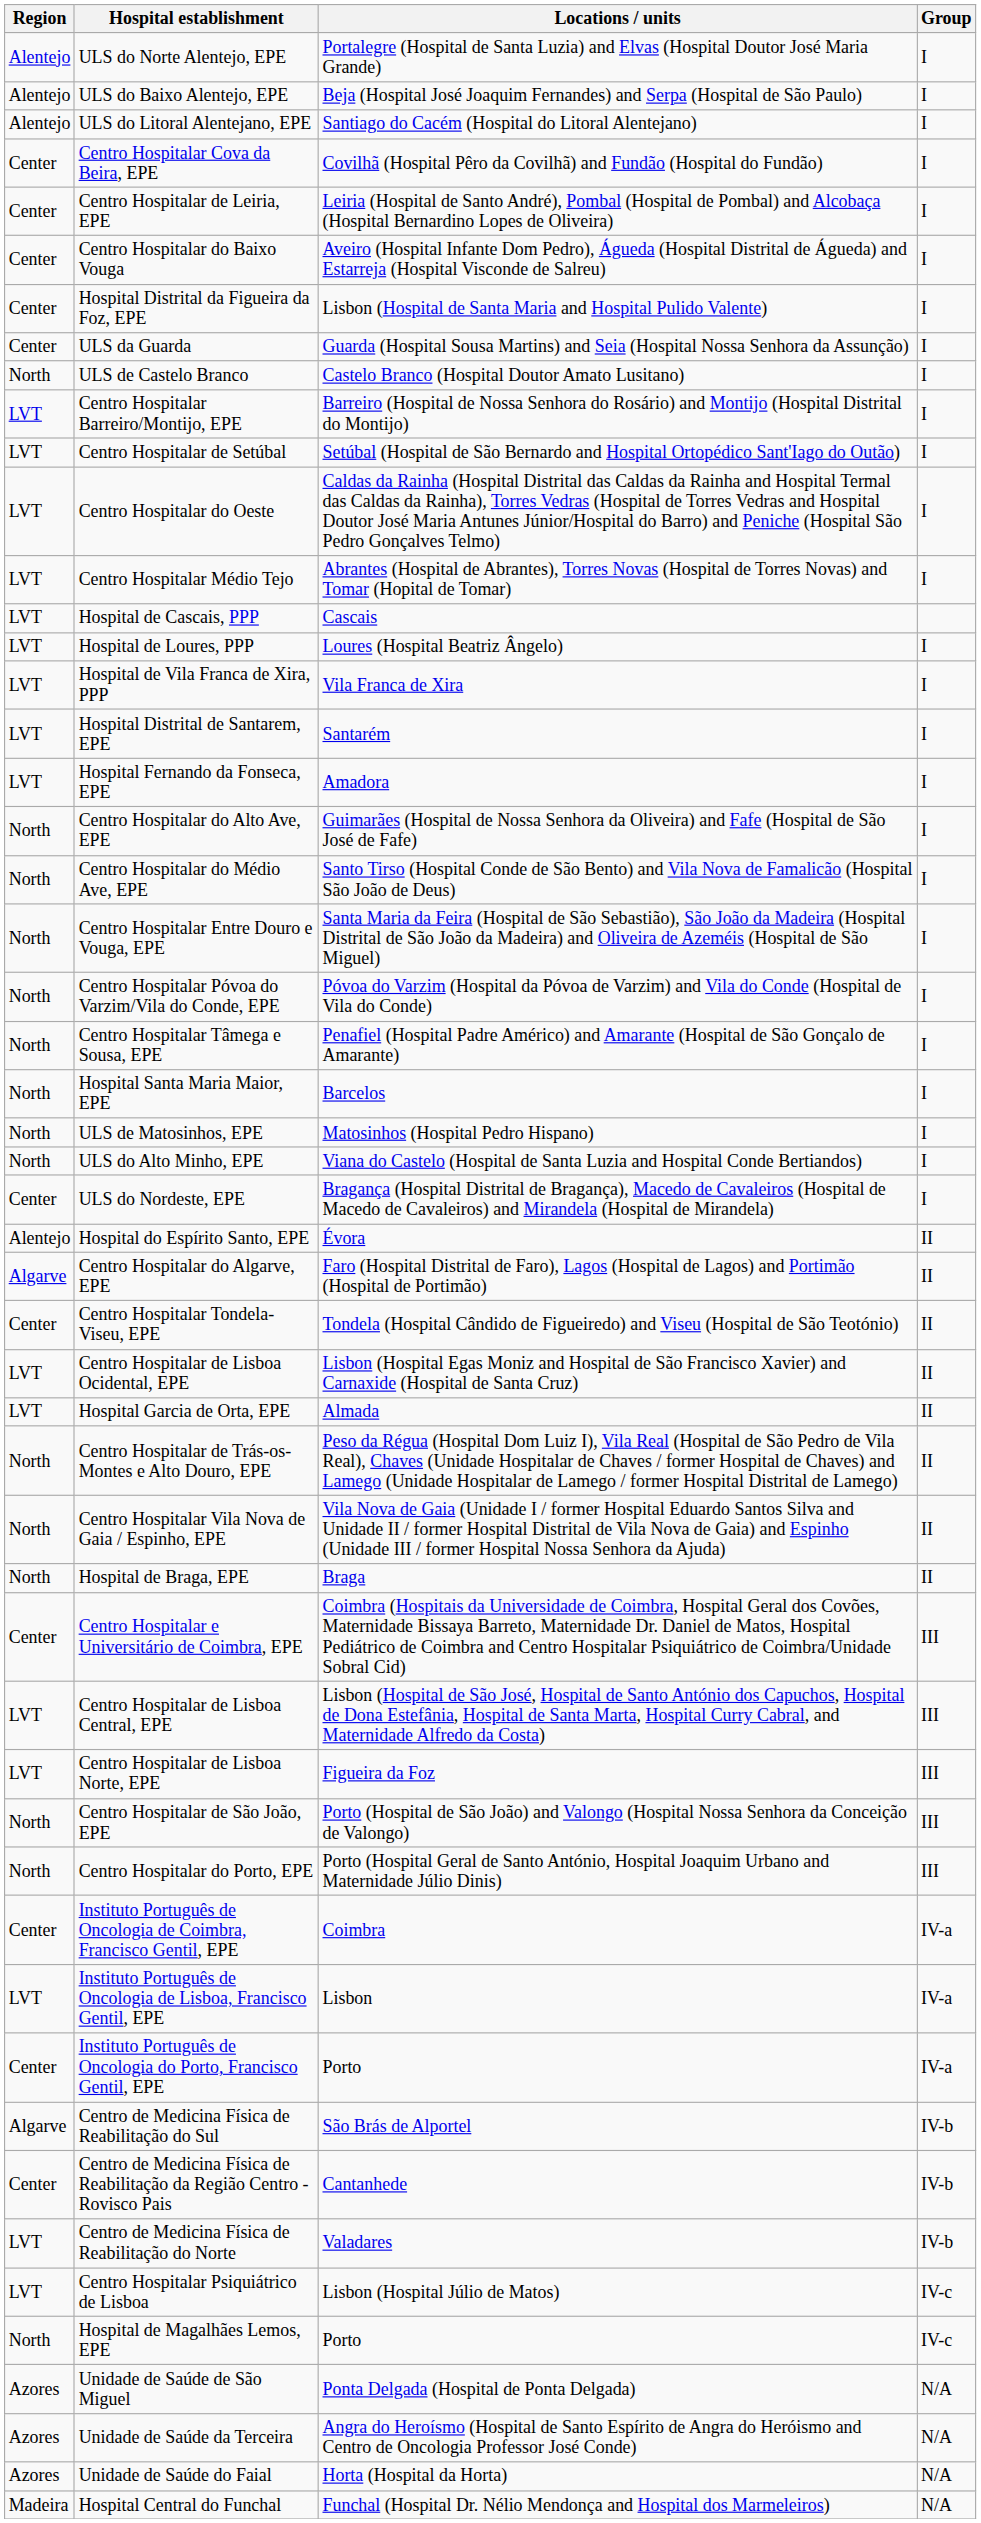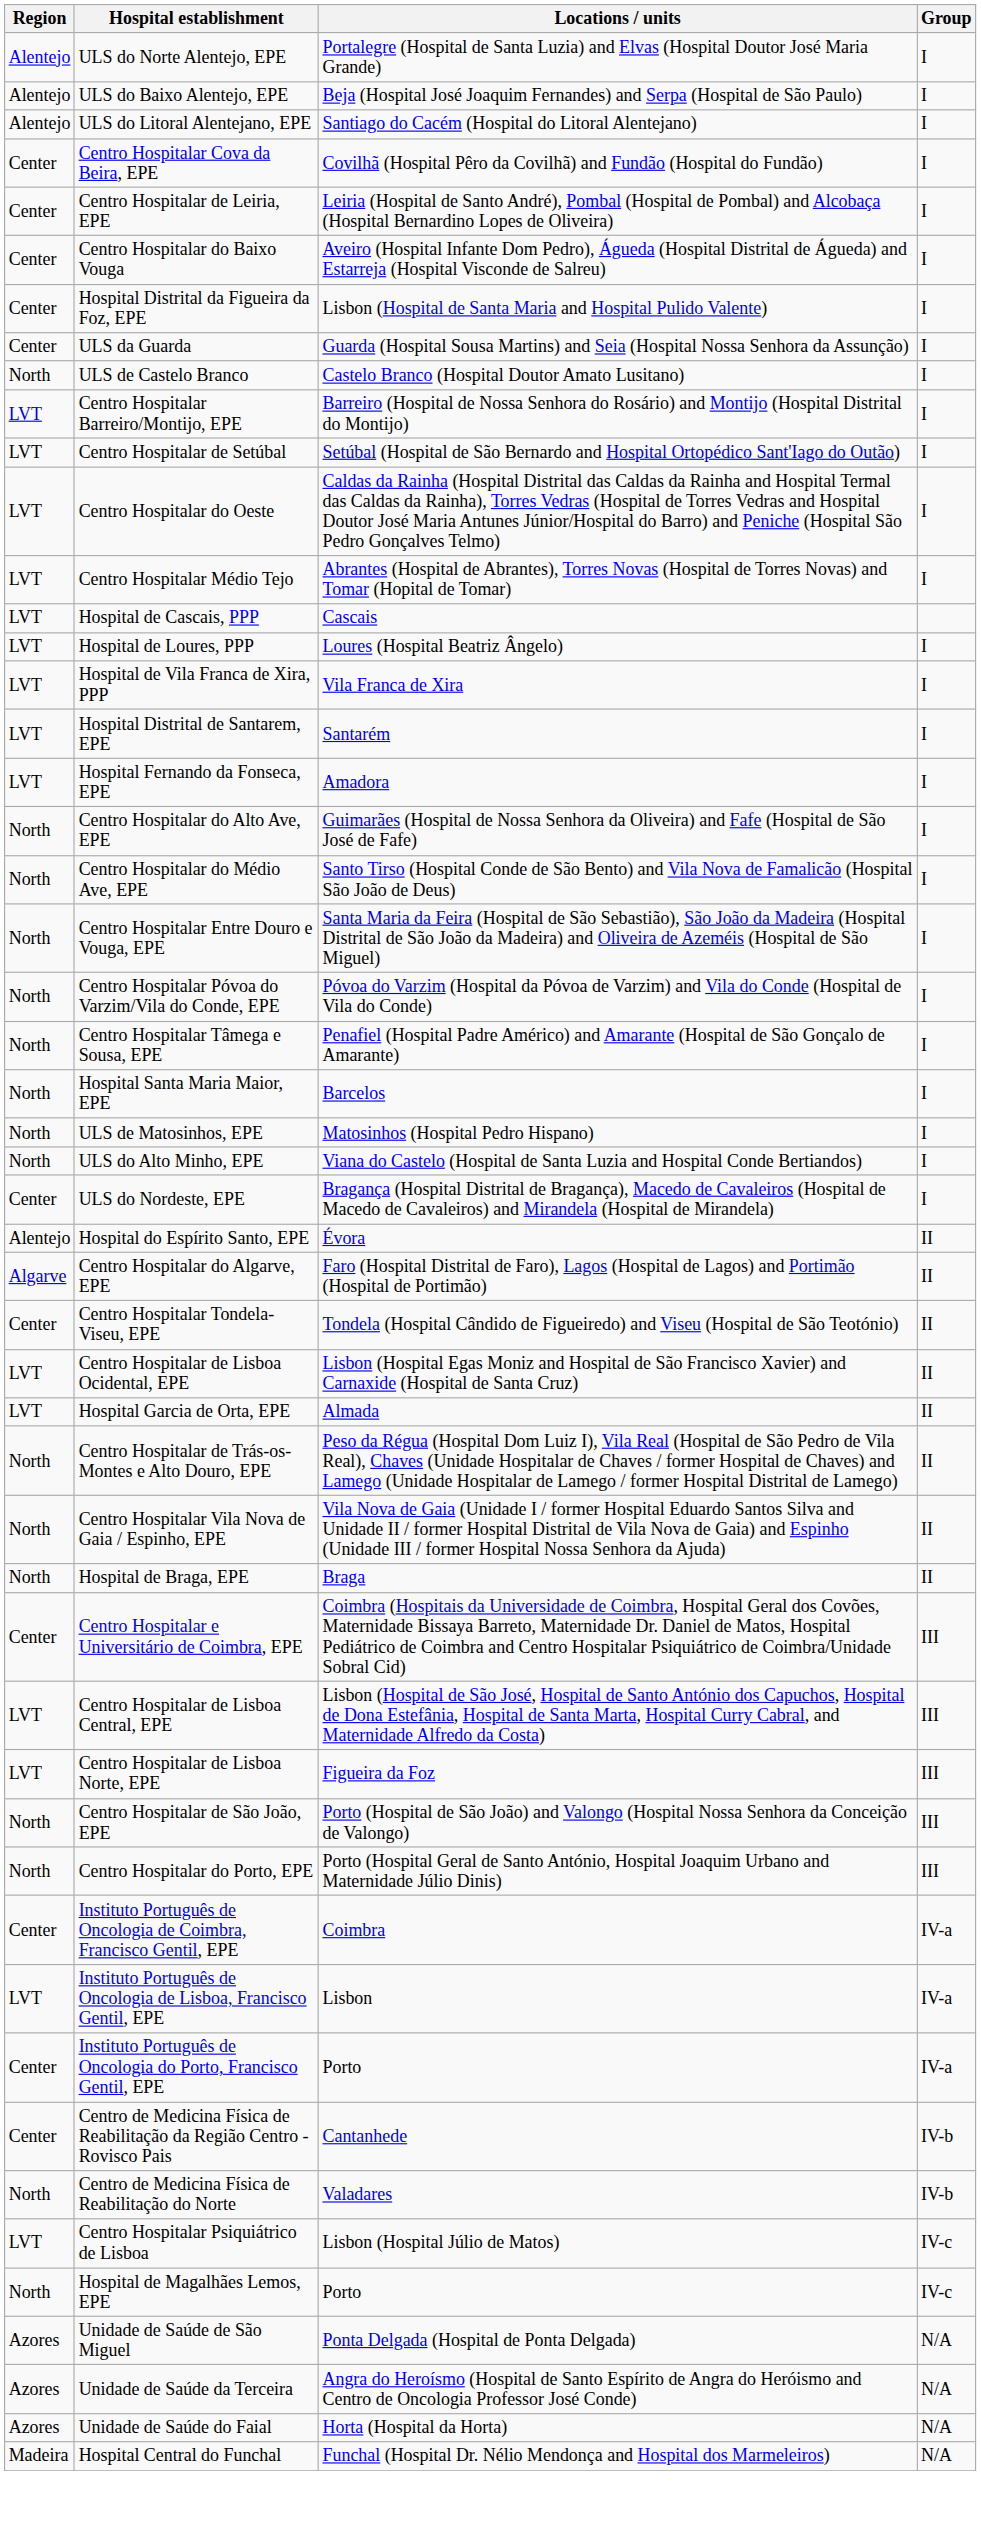- row: (184, 2125)
(25, 2243) LVT -> (30, 2194) North
